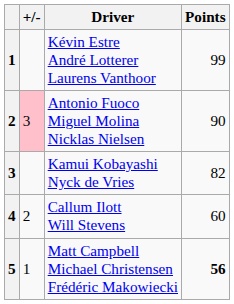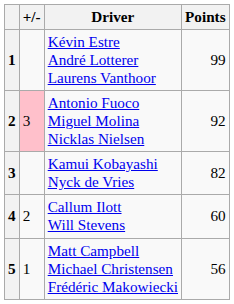(218, 121) 90 -> (218, 121) 92
(218, 268) bold -> (218, 268) normal
